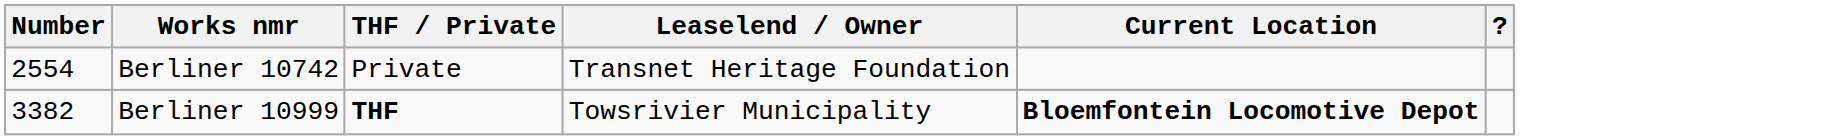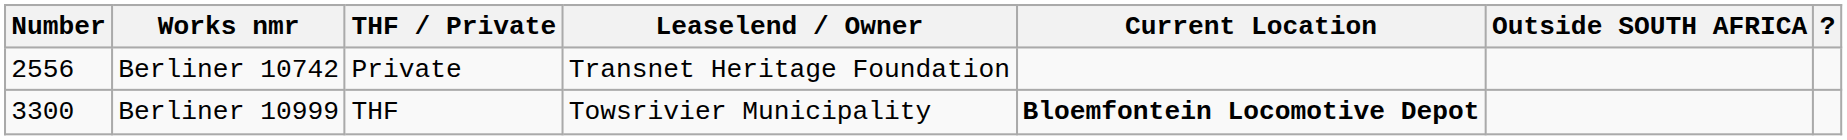+ column: (1650, 26)
(43, 69) 2554 -> (43, 69) 2556
(43, 112) 3382 -> (43, 112) 3300
(375, 112) bold -> (375, 112) normal
